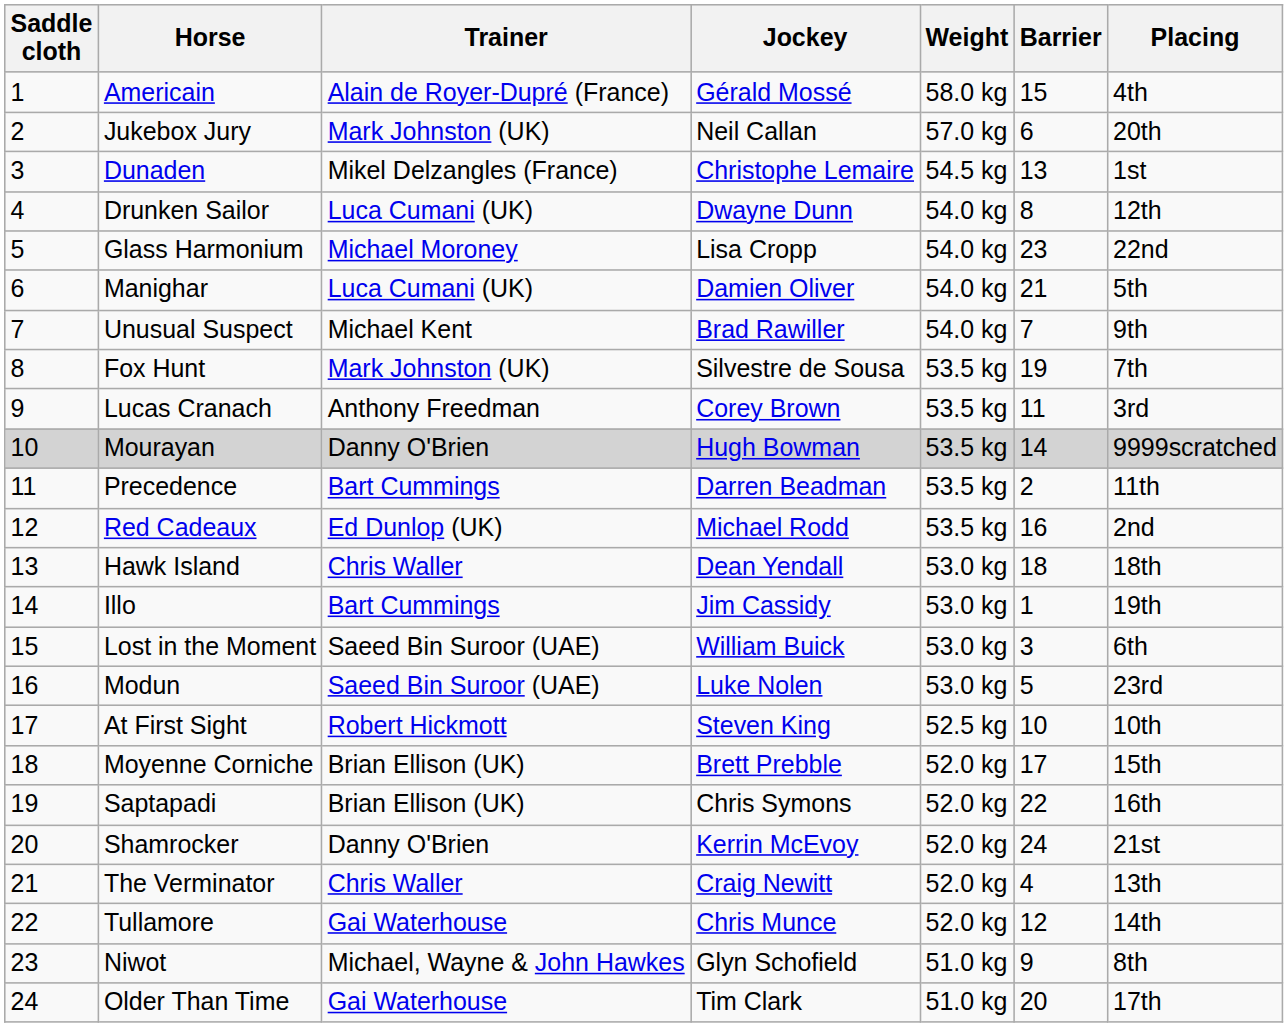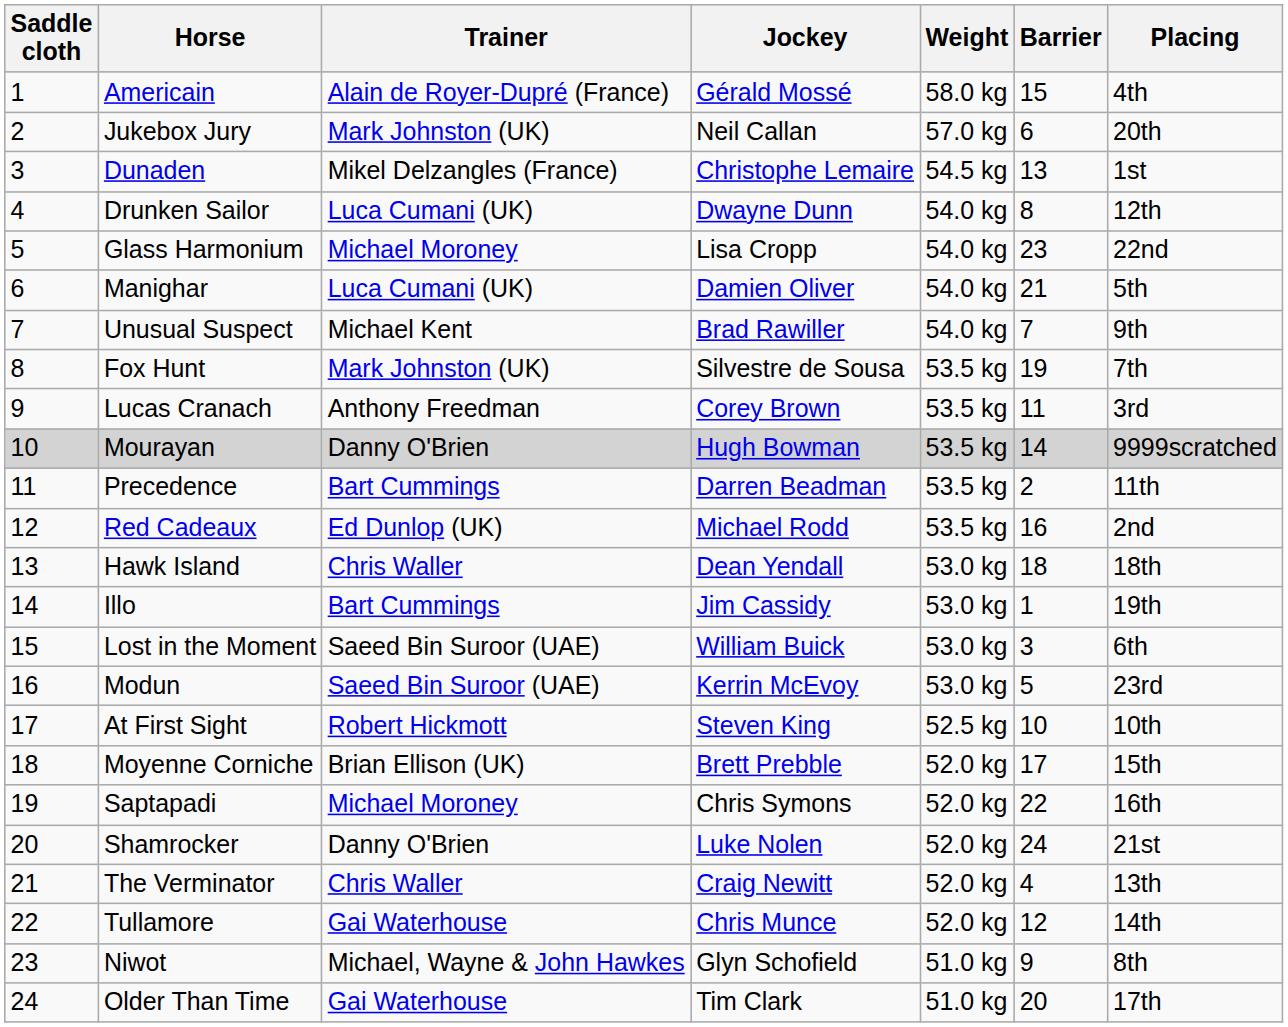(759, 685) Luke Nolen -> (777, 685) Kerrin McEvoy
(426, 804) Brian Ellison (UK) -> (423, 804) Michael Moroney
(777, 844) Kerrin McEvoy -> (759, 844) Luke Nolen
